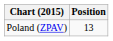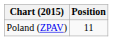(89, 28) 13 -> (89, 28) 11
